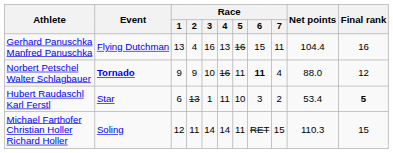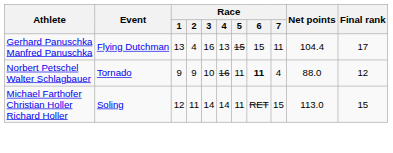(240, 47) 16 -> (239, 47) 15
(364, 47) 16 -> (363, 47) 17
(116, 73) bold -> (114, 73) normal
- row: (45, 99)
(313, 131) 110.3 -> (312, 105) 113.0
